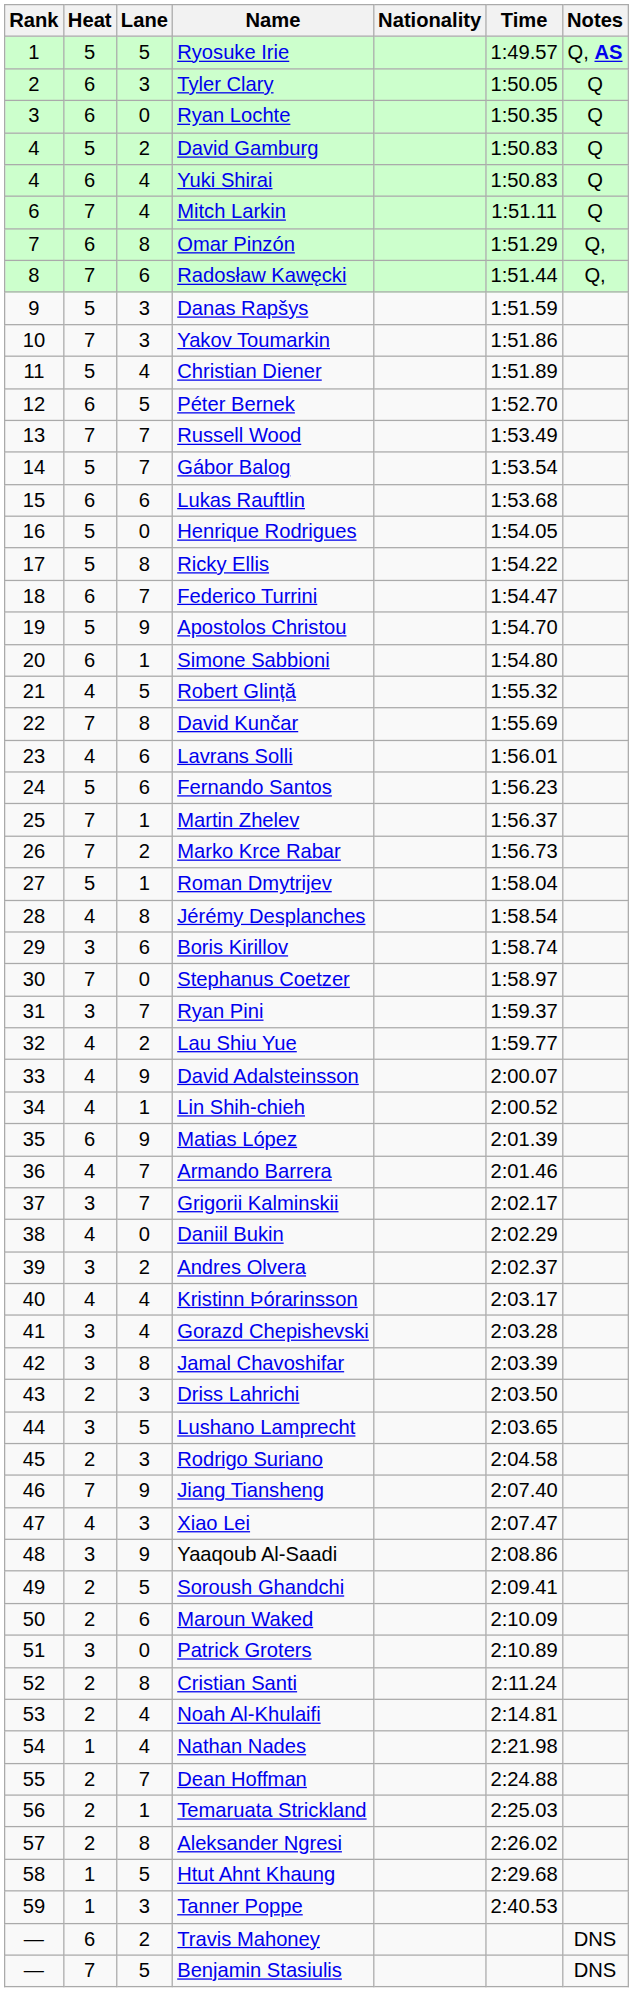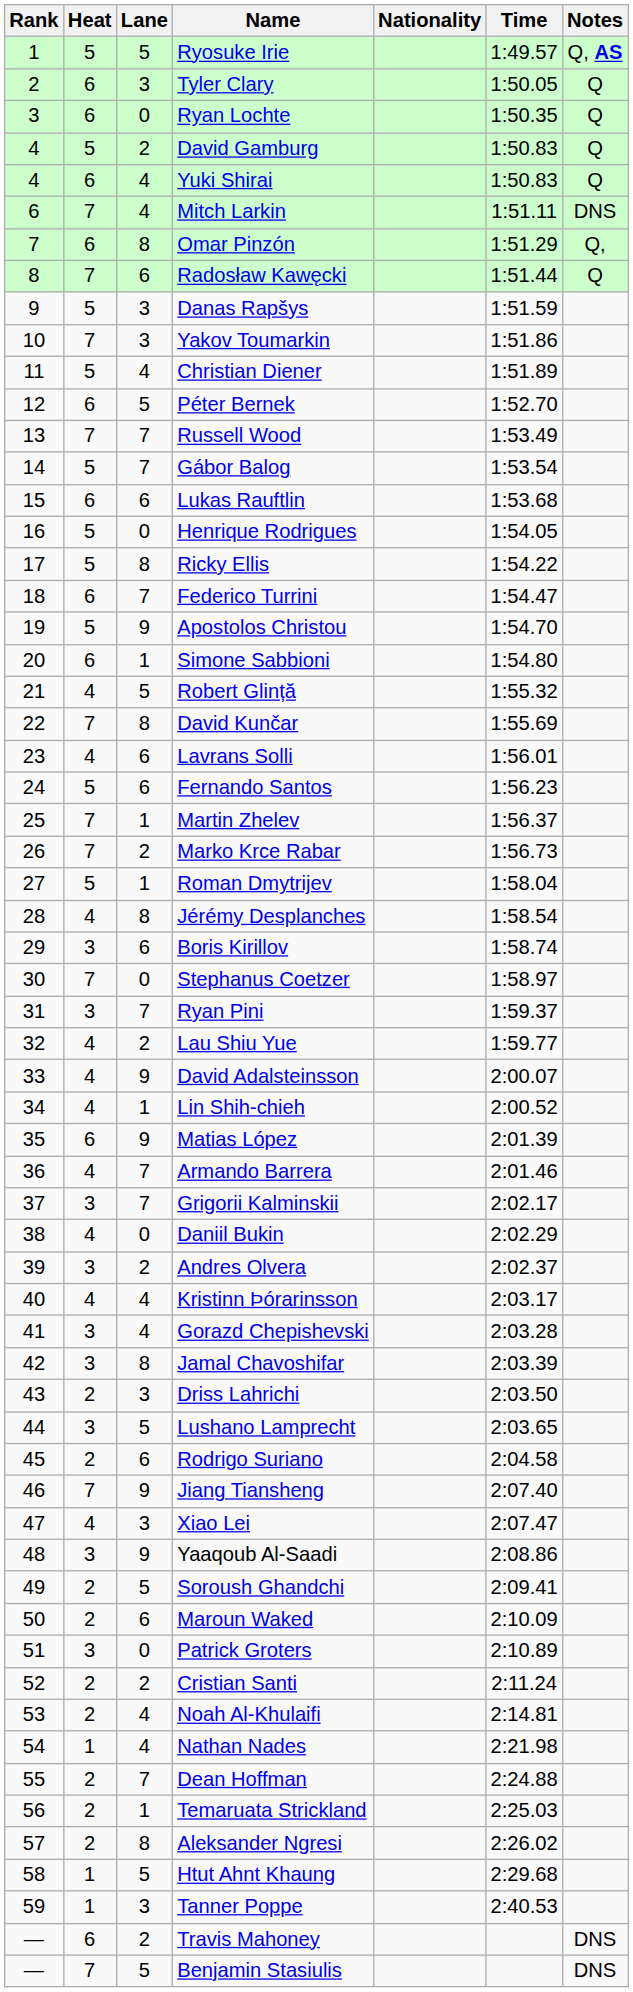(595, 212) Q -> (595, 212) DNS
(595, 276) Q, -> (595, 276) Q
(144, 1459) 3 -> (144, 1459) 6
(144, 1683) 8 -> (144, 1683) 2
